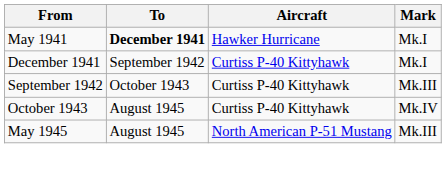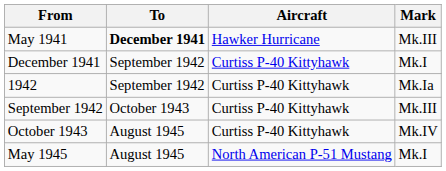(413, 39) Mk.I -> (418, 39) Mk.III
+ row: (22, 85)
(418, 131) Mk.III -> (413, 154) Mk.I
